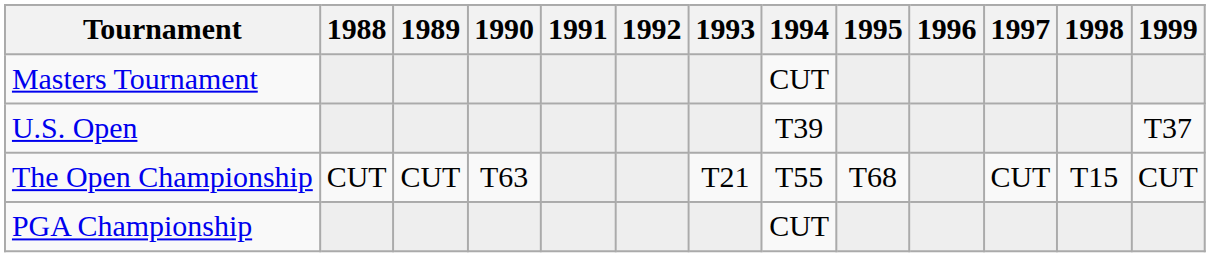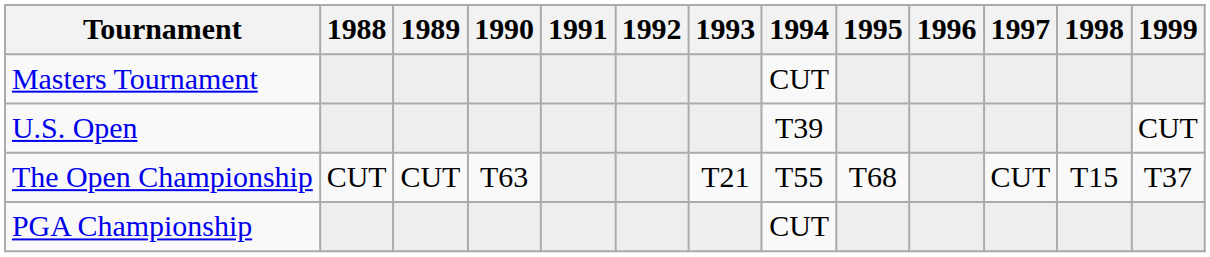(1168, 128) T37 -> (1168, 128) CUT
(1168, 177) CUT -> (1168, 177) T37
